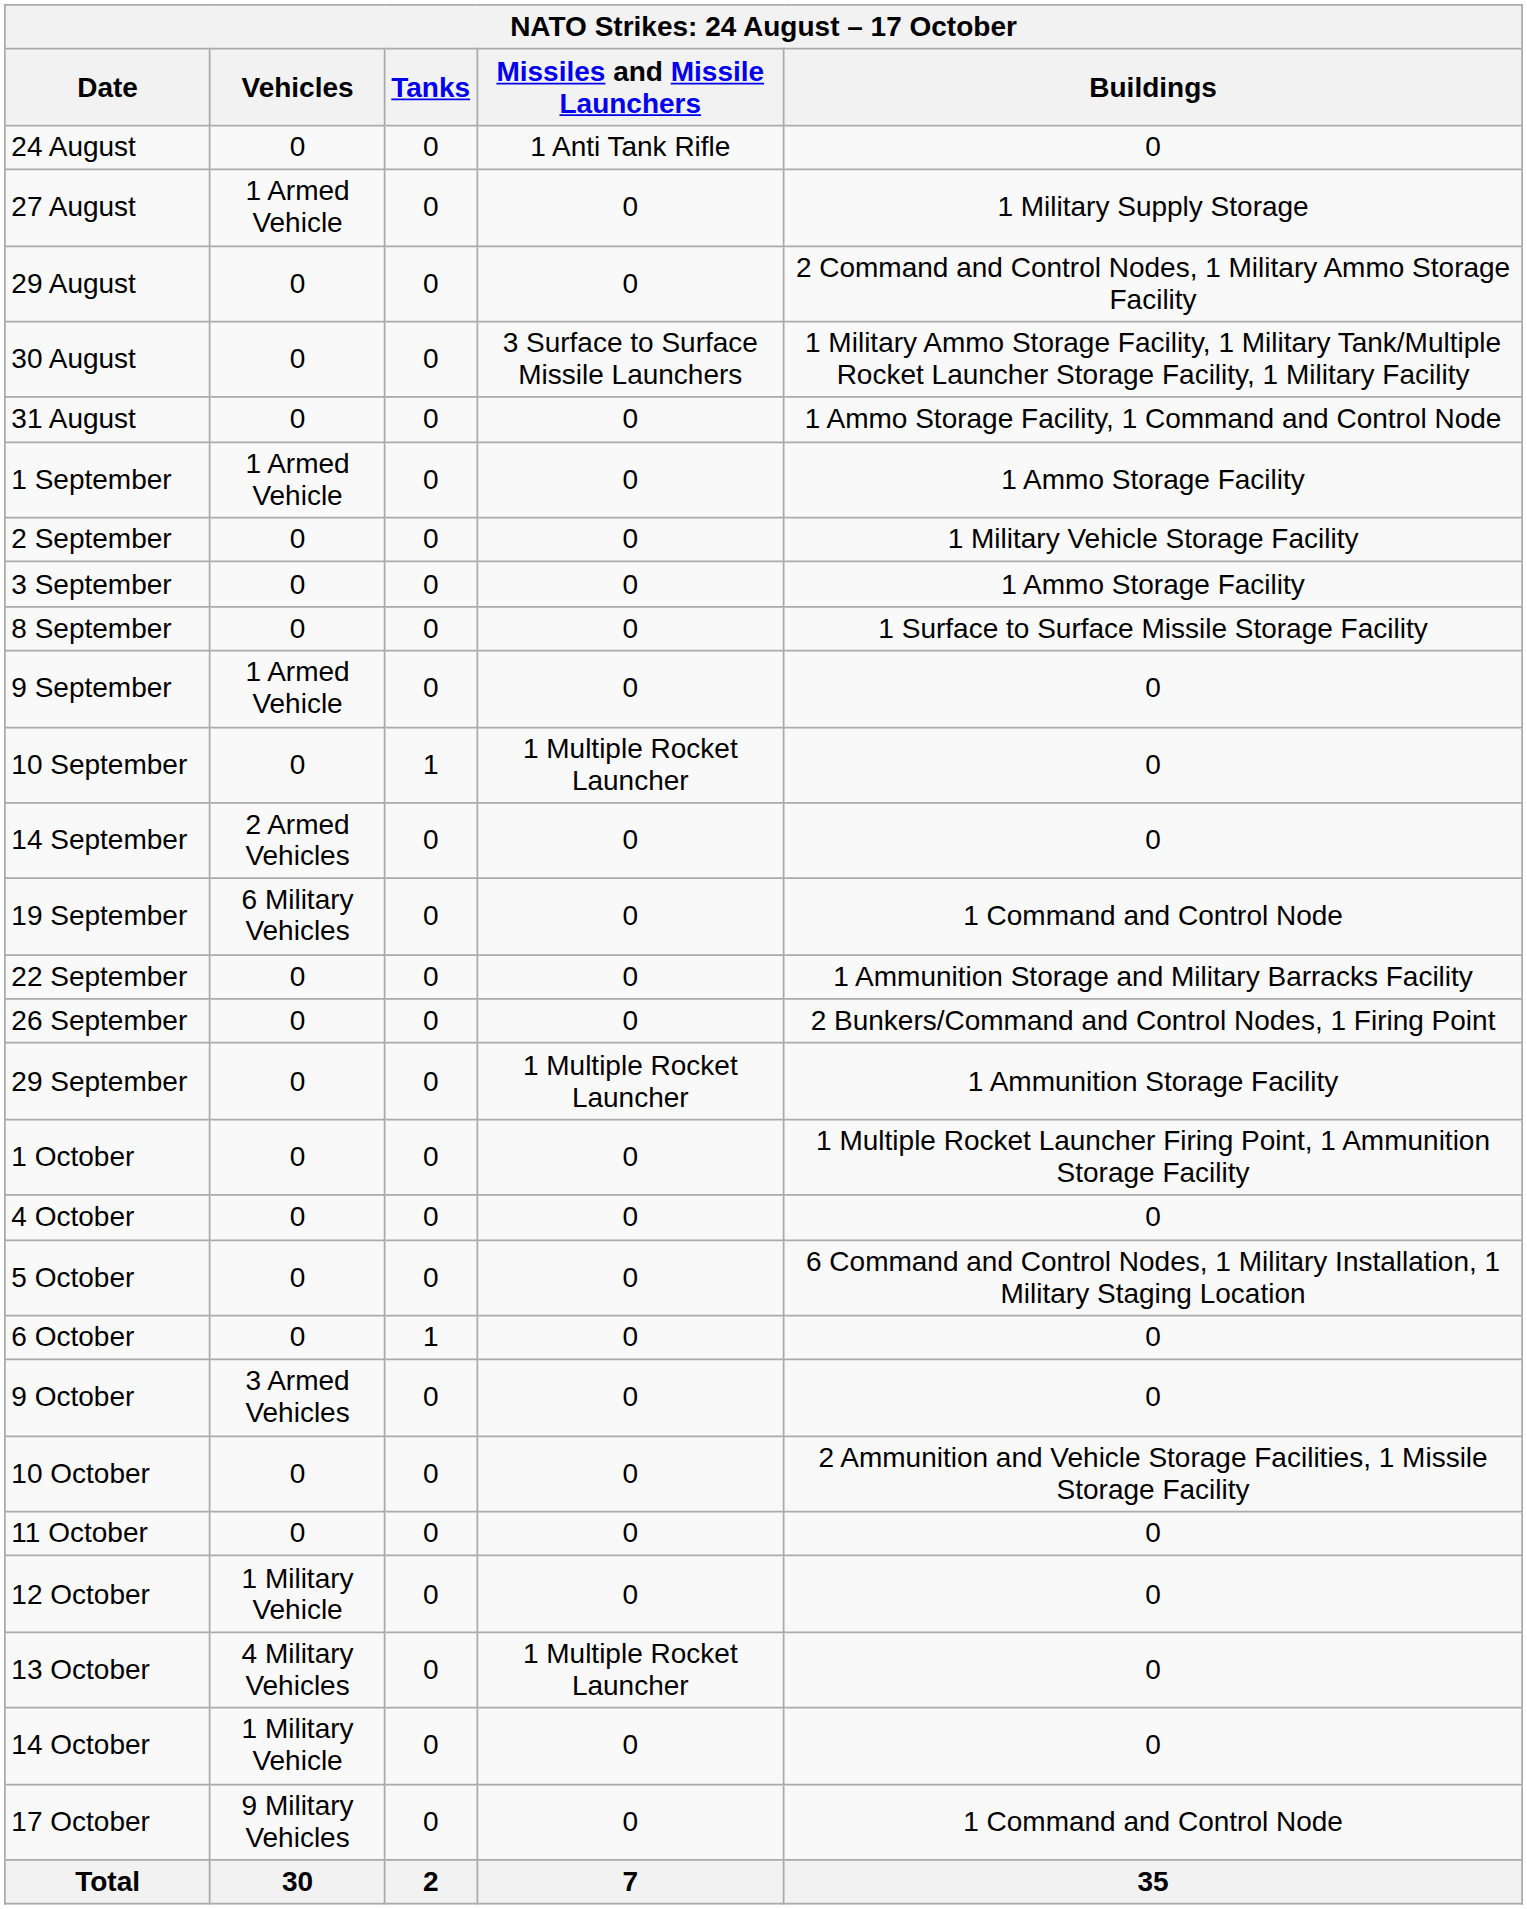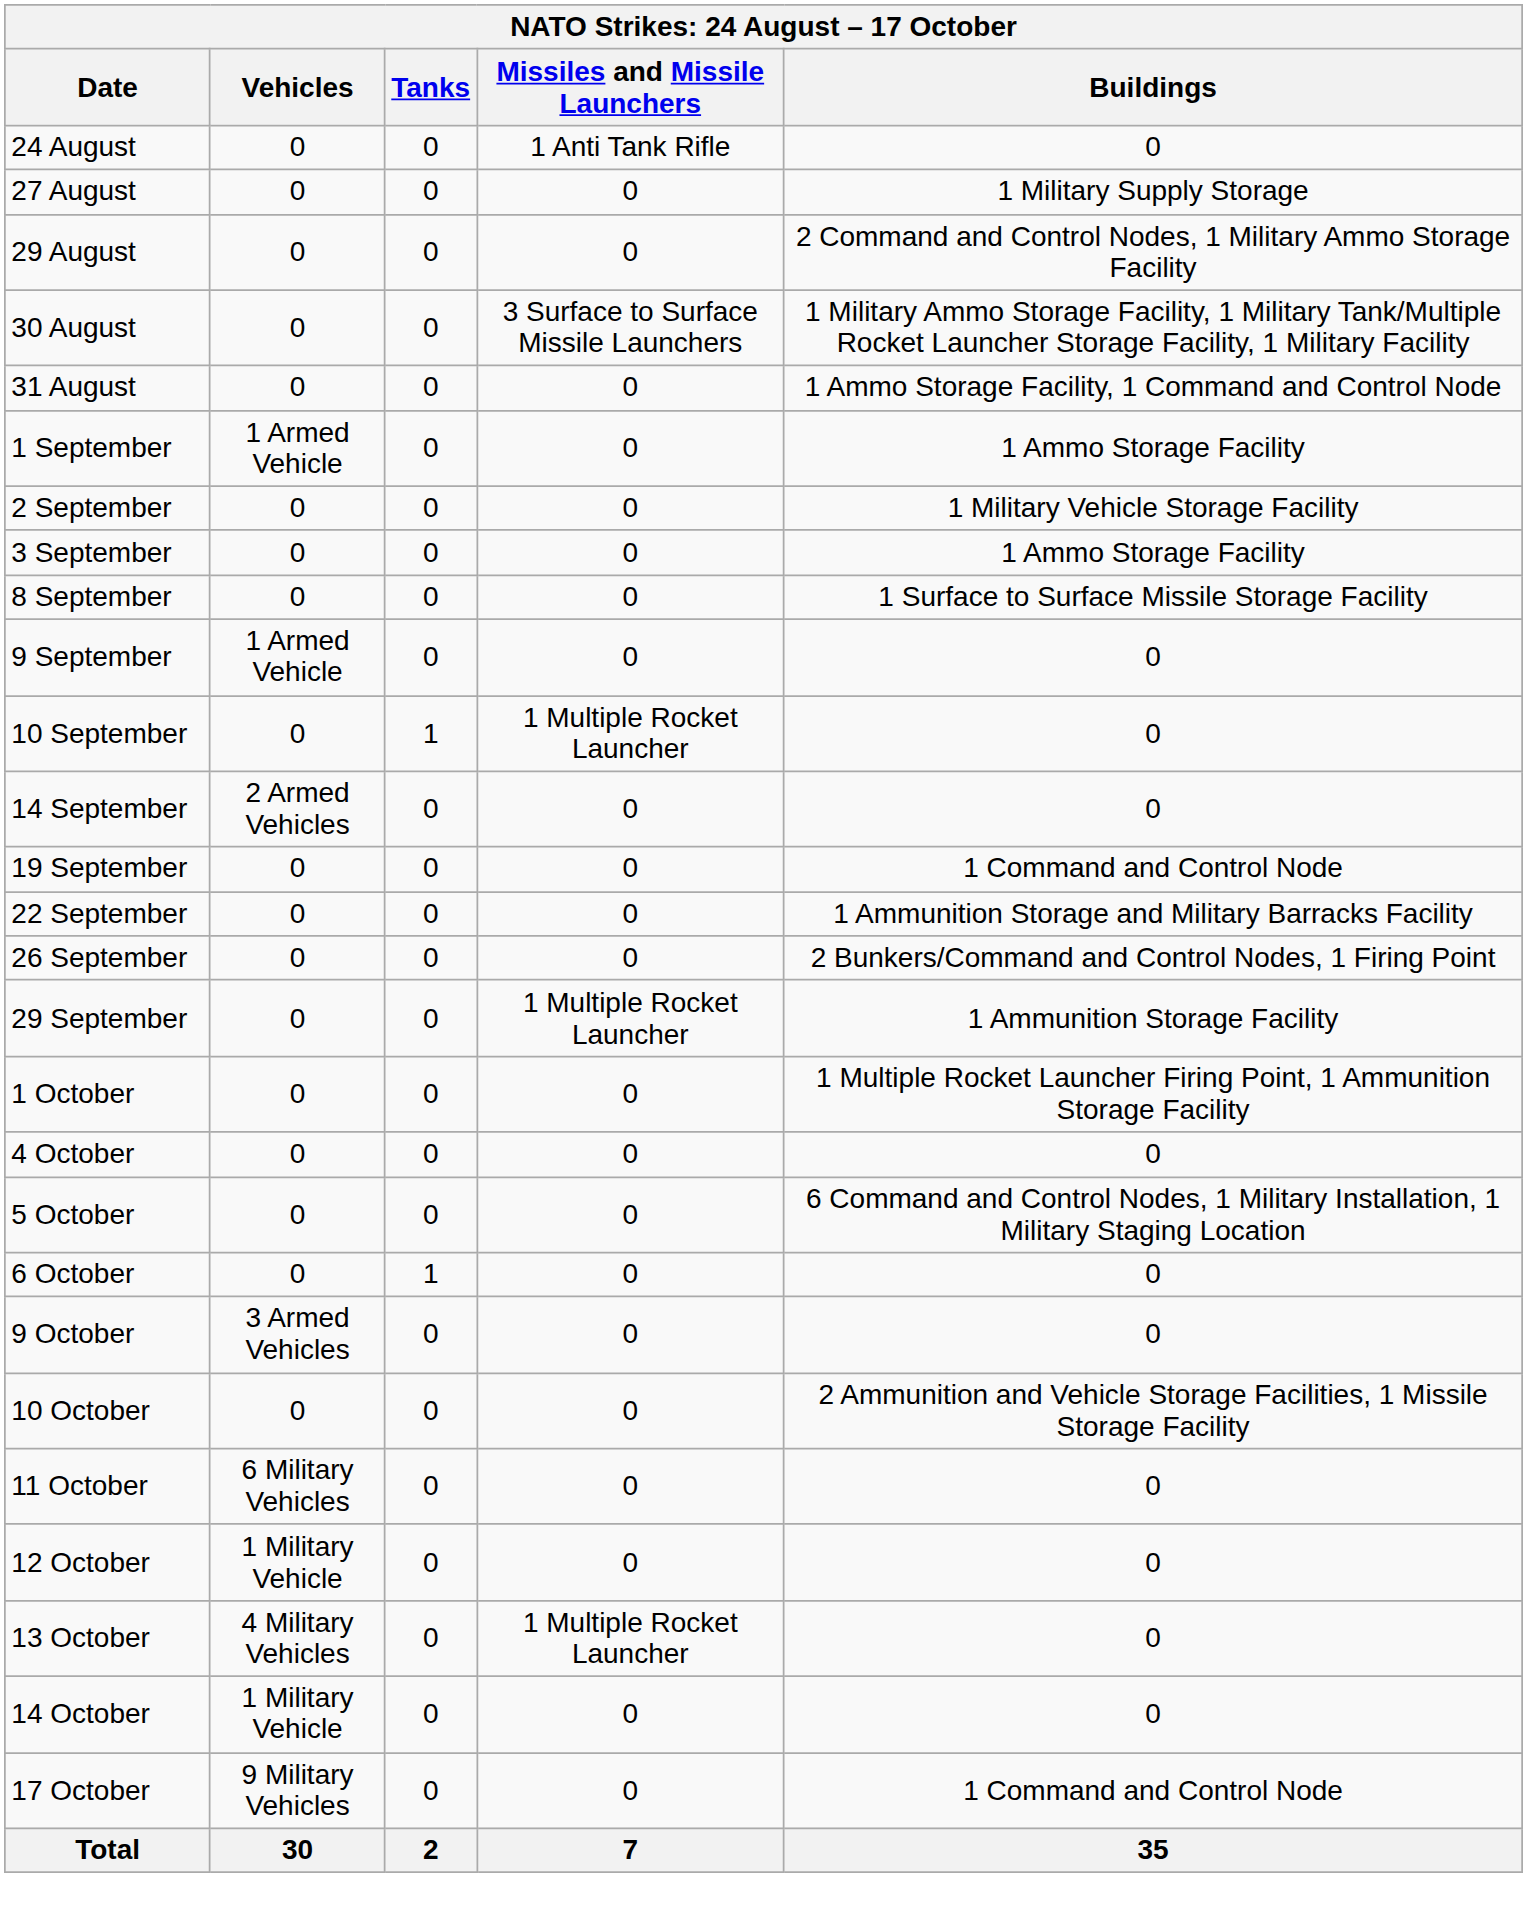(298, 207) 1 Armed Vehicle -> (298, 191) 0
(298, 916) 6 Military Vehicles -> (298, 868) 0
(298, 1533) 0 -> (298, 1486) 6 Military Vehicles
